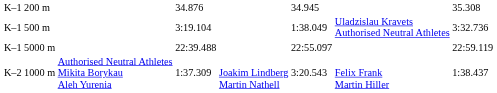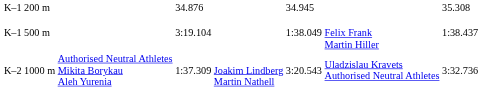(392, 27) Uladzislau Kravets Authorised Neutral Athletes -> (352, 39) Felix Frank Martin Hiller
(470, 27) 3:32.736 -> (460, 33) 1:38.437
- row: (30, 47)
(362, 78) Felix Frank Martin Hiller -> (382, 70) Uladzislau Kravets Authorised Neutral Athletes
(470, 73) 1:38.437 -> (460, 70) 3:32.736
